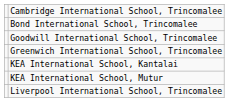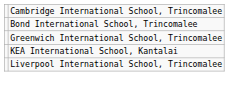- row: (114, 38)
- row: (87, 78)
